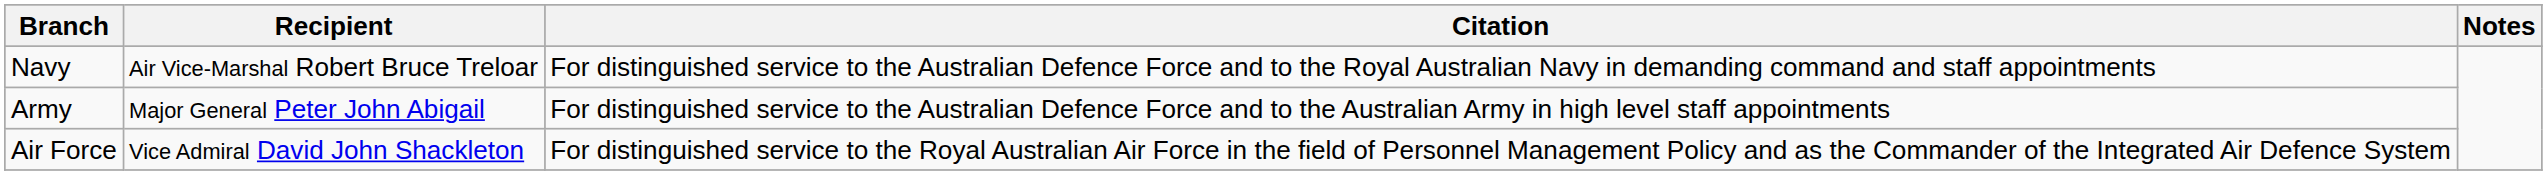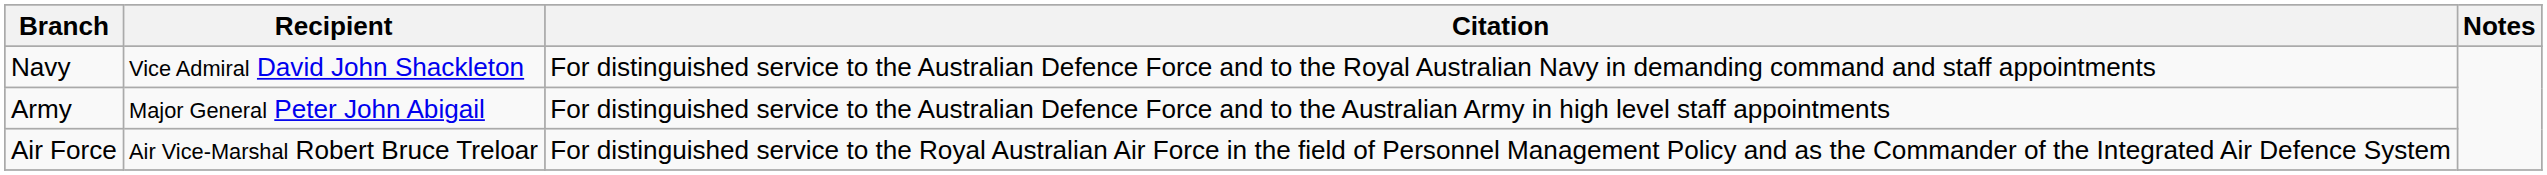(334, 67) Air Vice-Marshal Robert Bruce Treloar -> (327, 67) Vice Admiral David John Shackleton
(327, 150) Vice Admiral David John Shackleton -> (334, 150) Air Vice-Marshal Robert Bruce Treloar
